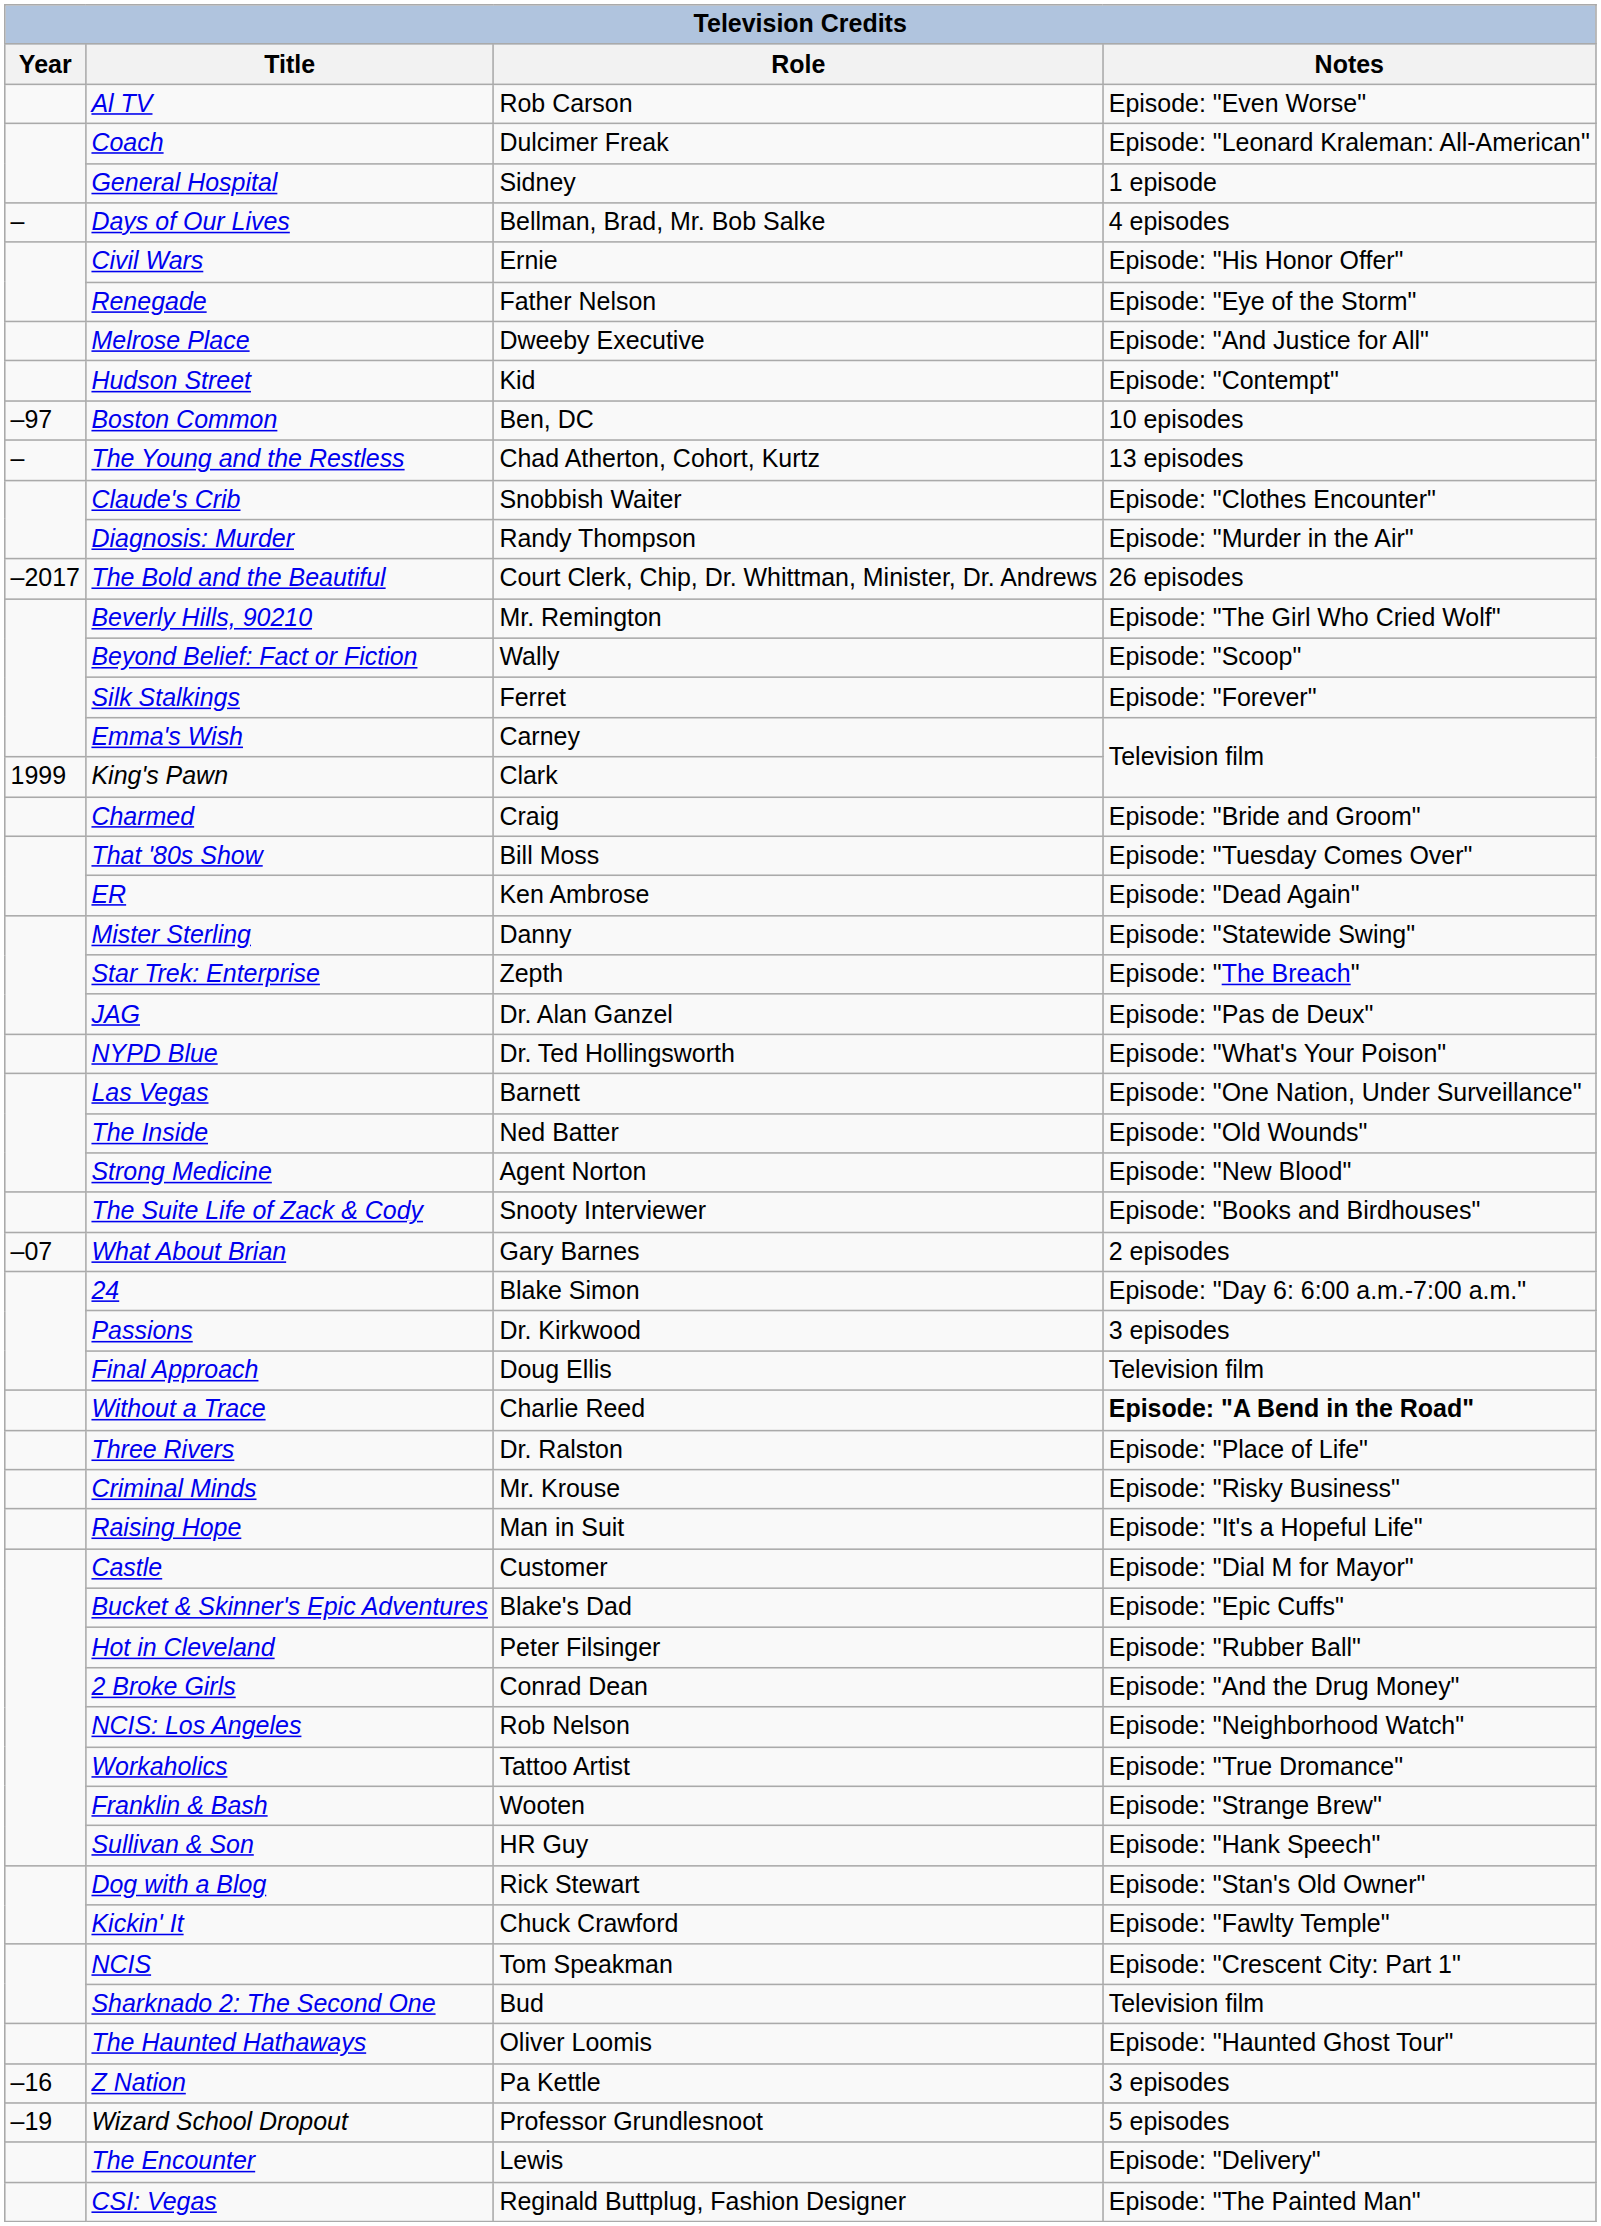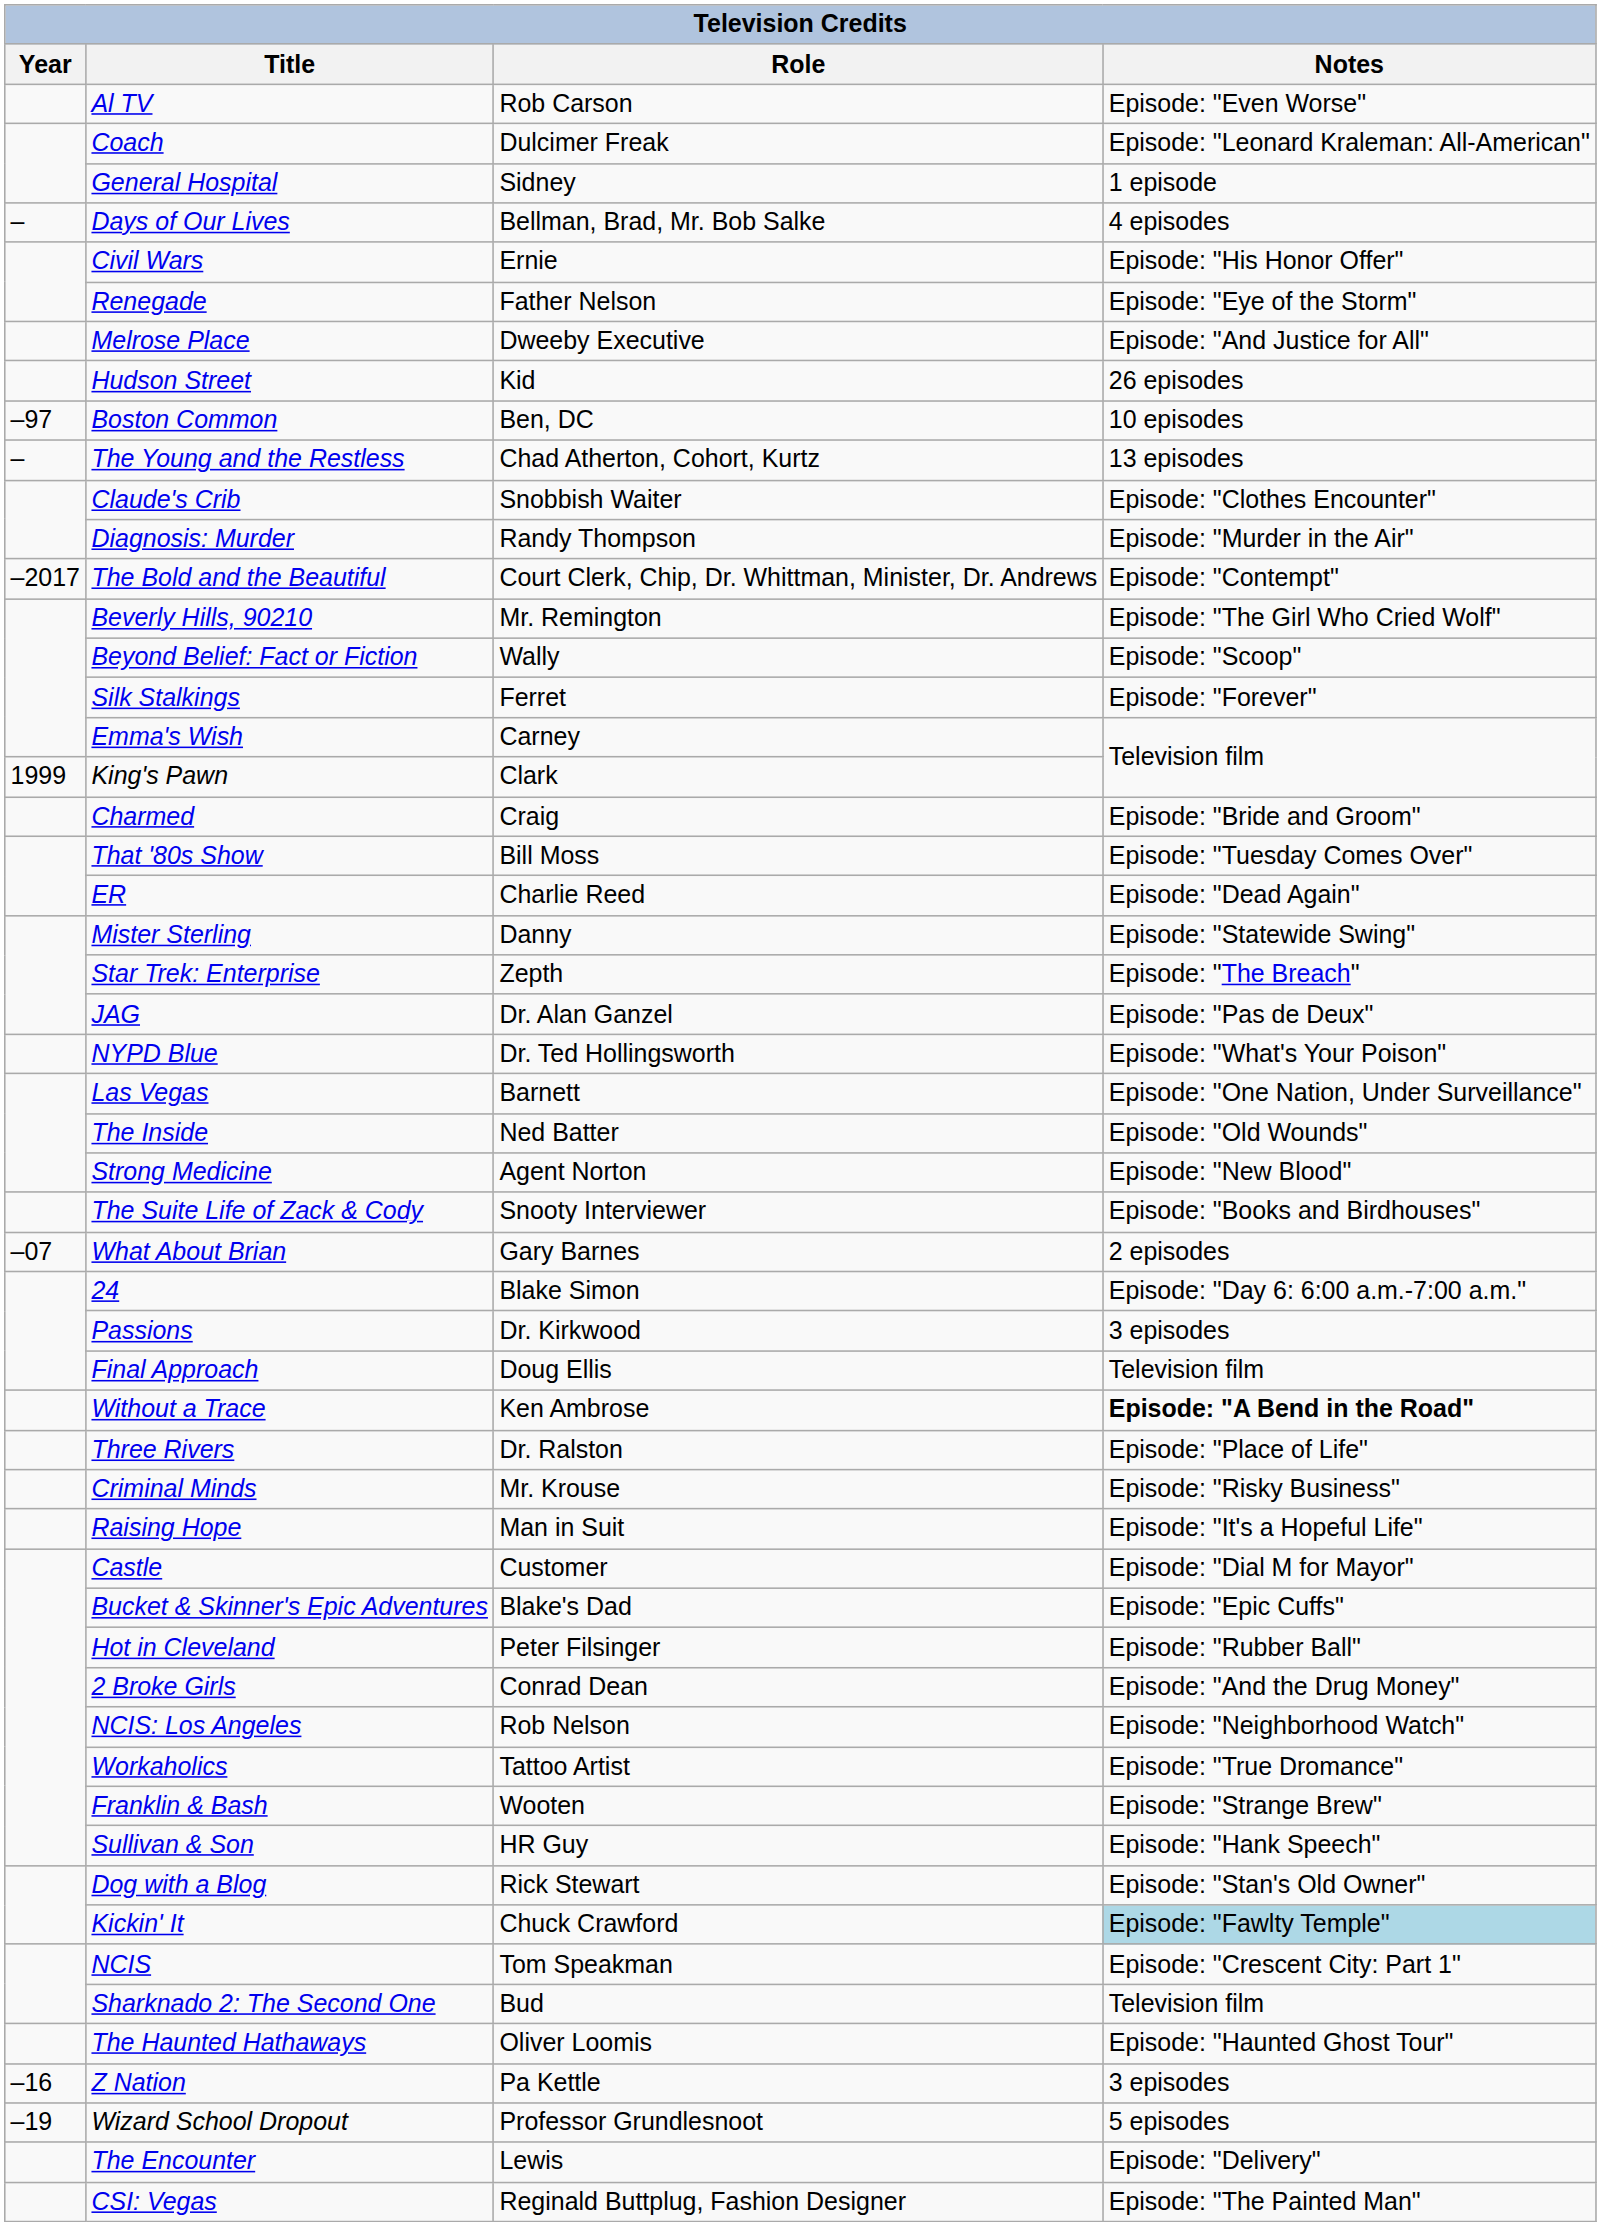(1224, 380) Episode: "Contempt" -> (1176, 380) 26 episodes
(1176, 578) 26 episodes -> (1224, 578) Episode: "Contempt"
(574, 895) Ken Ambrose -> (572, 895) Charlie Reed
(572, 1409) Charlie Reed -> (574, 1409) Ken Ambrose
(1249, 1924) no background -> (1249, 1924) lightblue background
